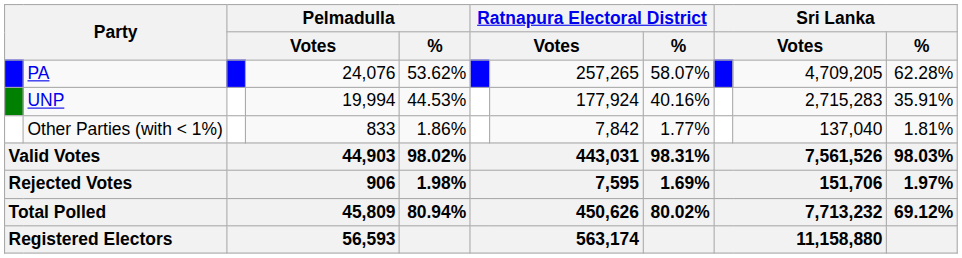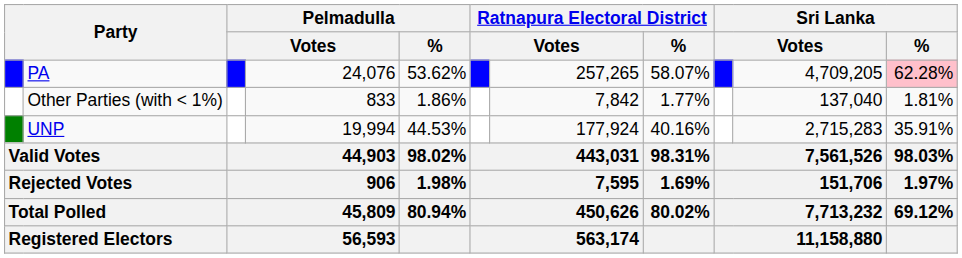(924, 73) no background -> (924, 73) pink background
rows swapped: (46, 101) <-> (125, 128)
